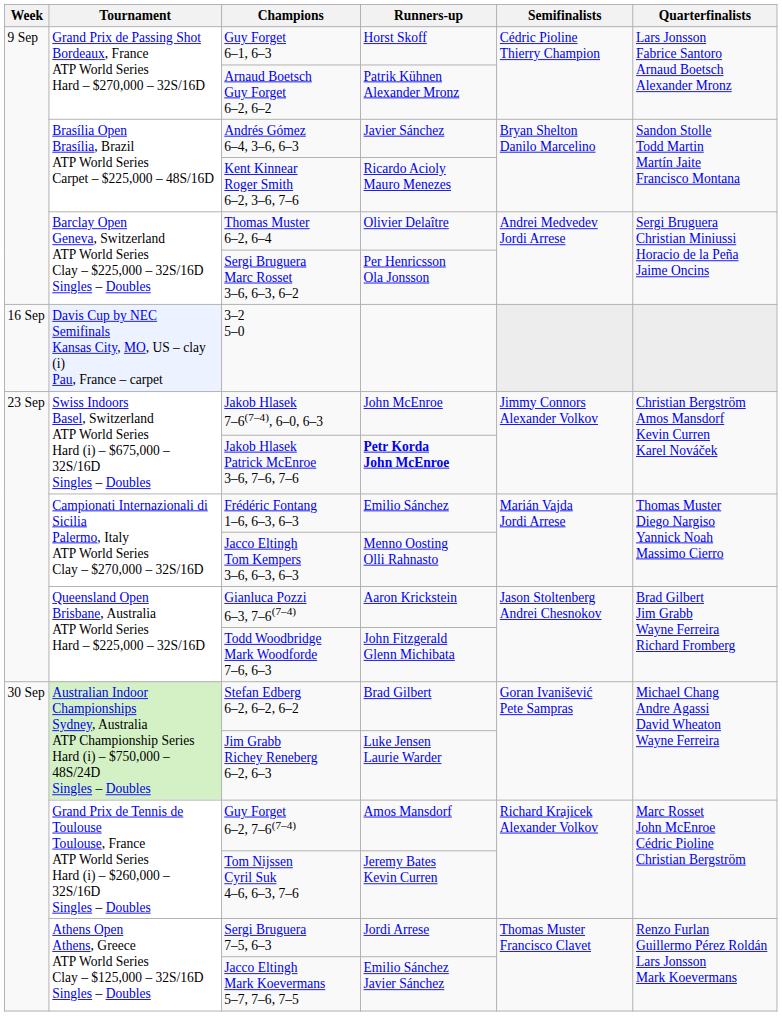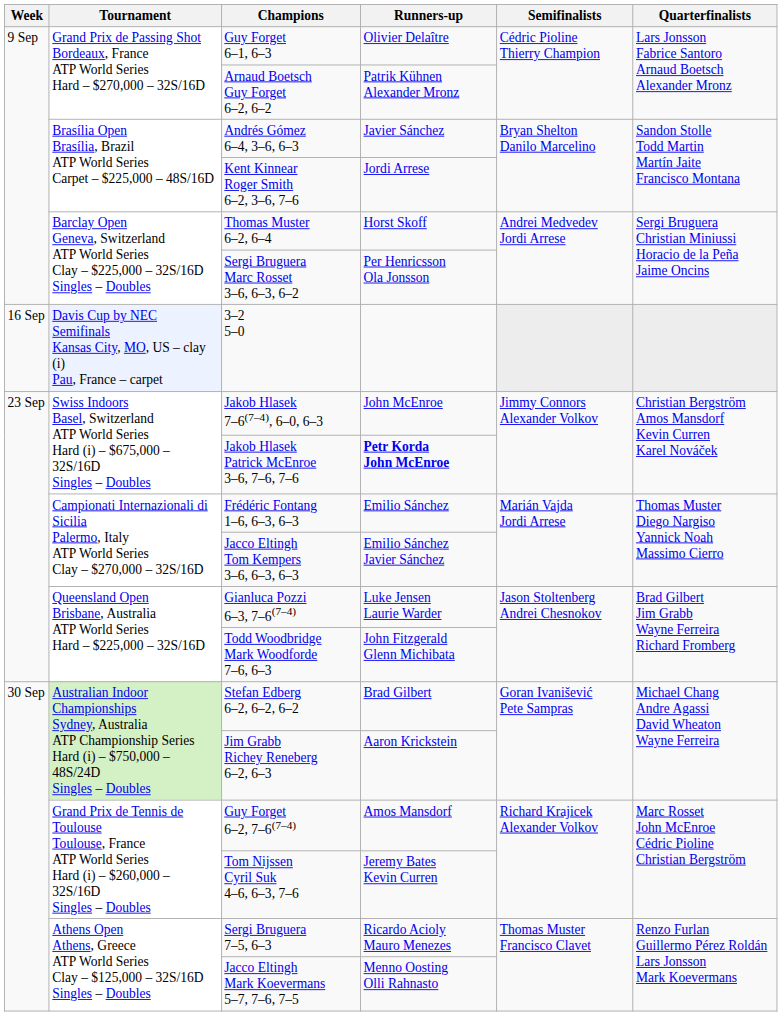(395, 38) Horst Skoff -> (406, 38) Olivier Delaître
(407, 177) Ricardo Acioly Mauro Menezes -> (396, 169) Jordi Arrese
(406, 223) Olivier Delaître -> (395, 223) Horst Skoff
(406, 551) Menno Oosting Olli Rahnasto -> (406, 551) Emilio Sánchez Javier Sánchez
(410, 597) Aaron Krickstein -> (403, 605) Luke Jensen Laurie Warder
(403, 749) Luke Jensen Laurie Warder -> (410, 741) Aaron Krickstein
(396, 929) Jordi Arrese -> (407, 937) Ricardo Acioly Mauro Menezes
(406, 976) Emilio Sánchez Javier Sánchez -> (406, 976) Menno Oosting Olli Rahnasto
